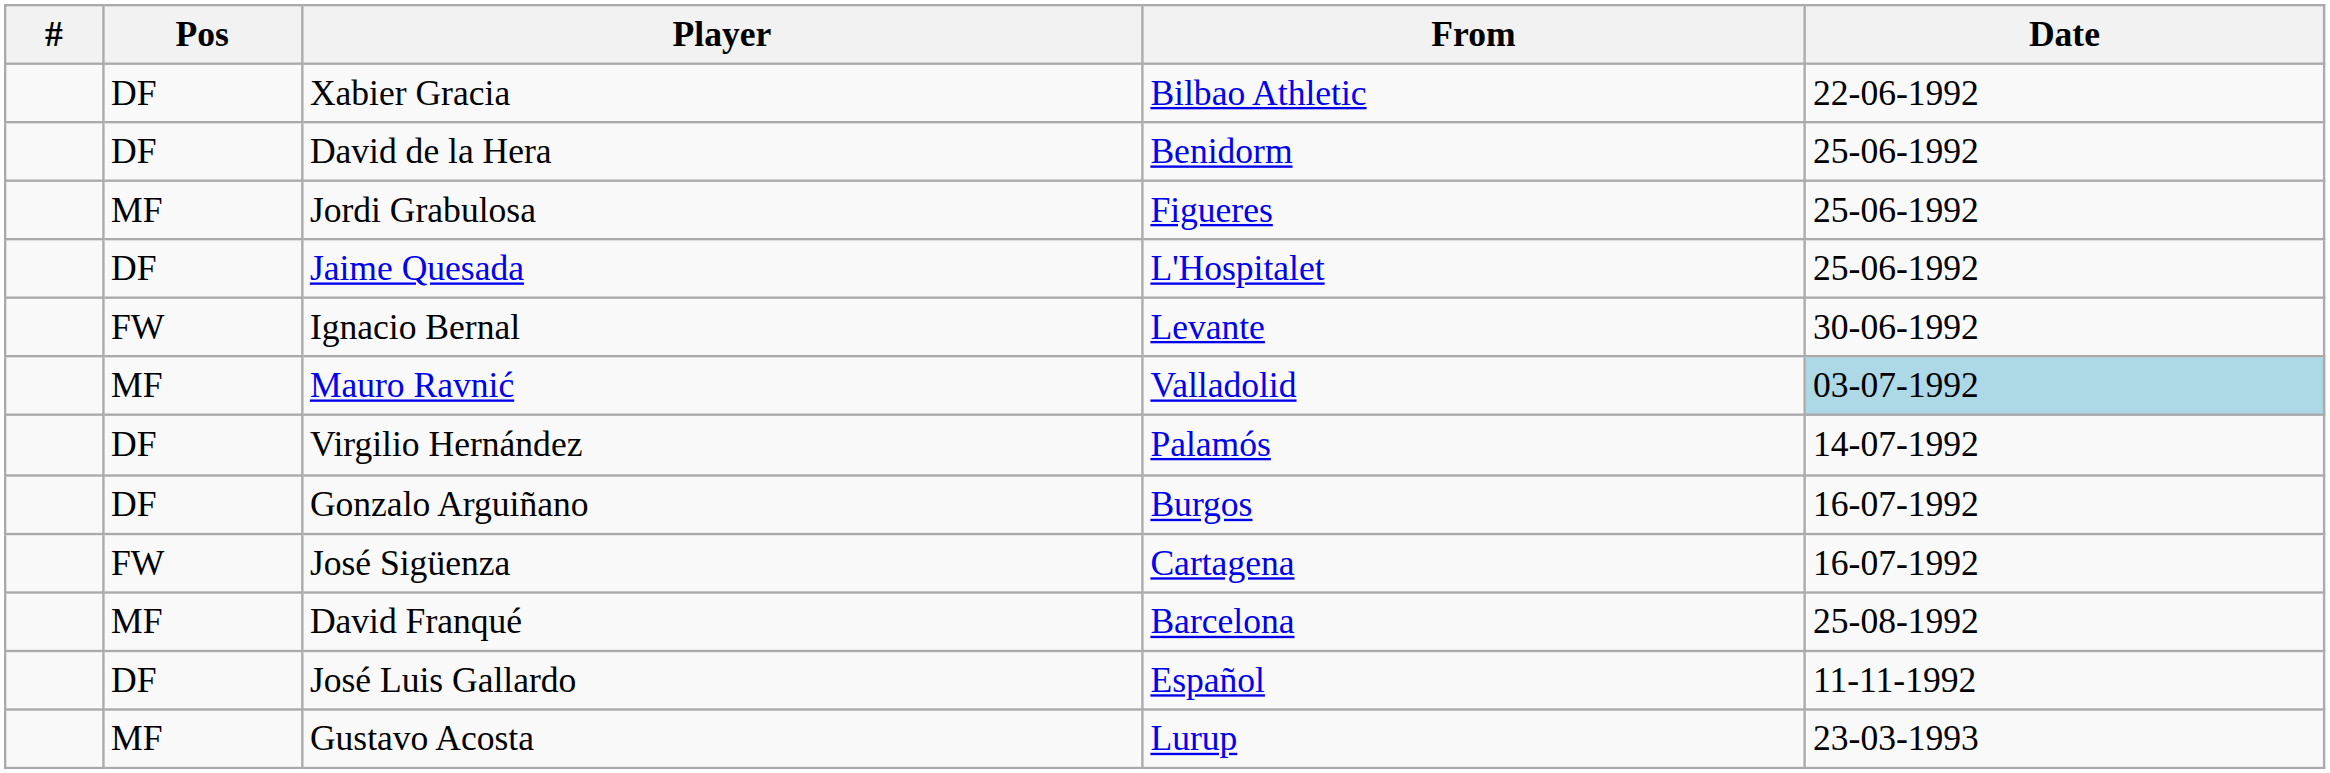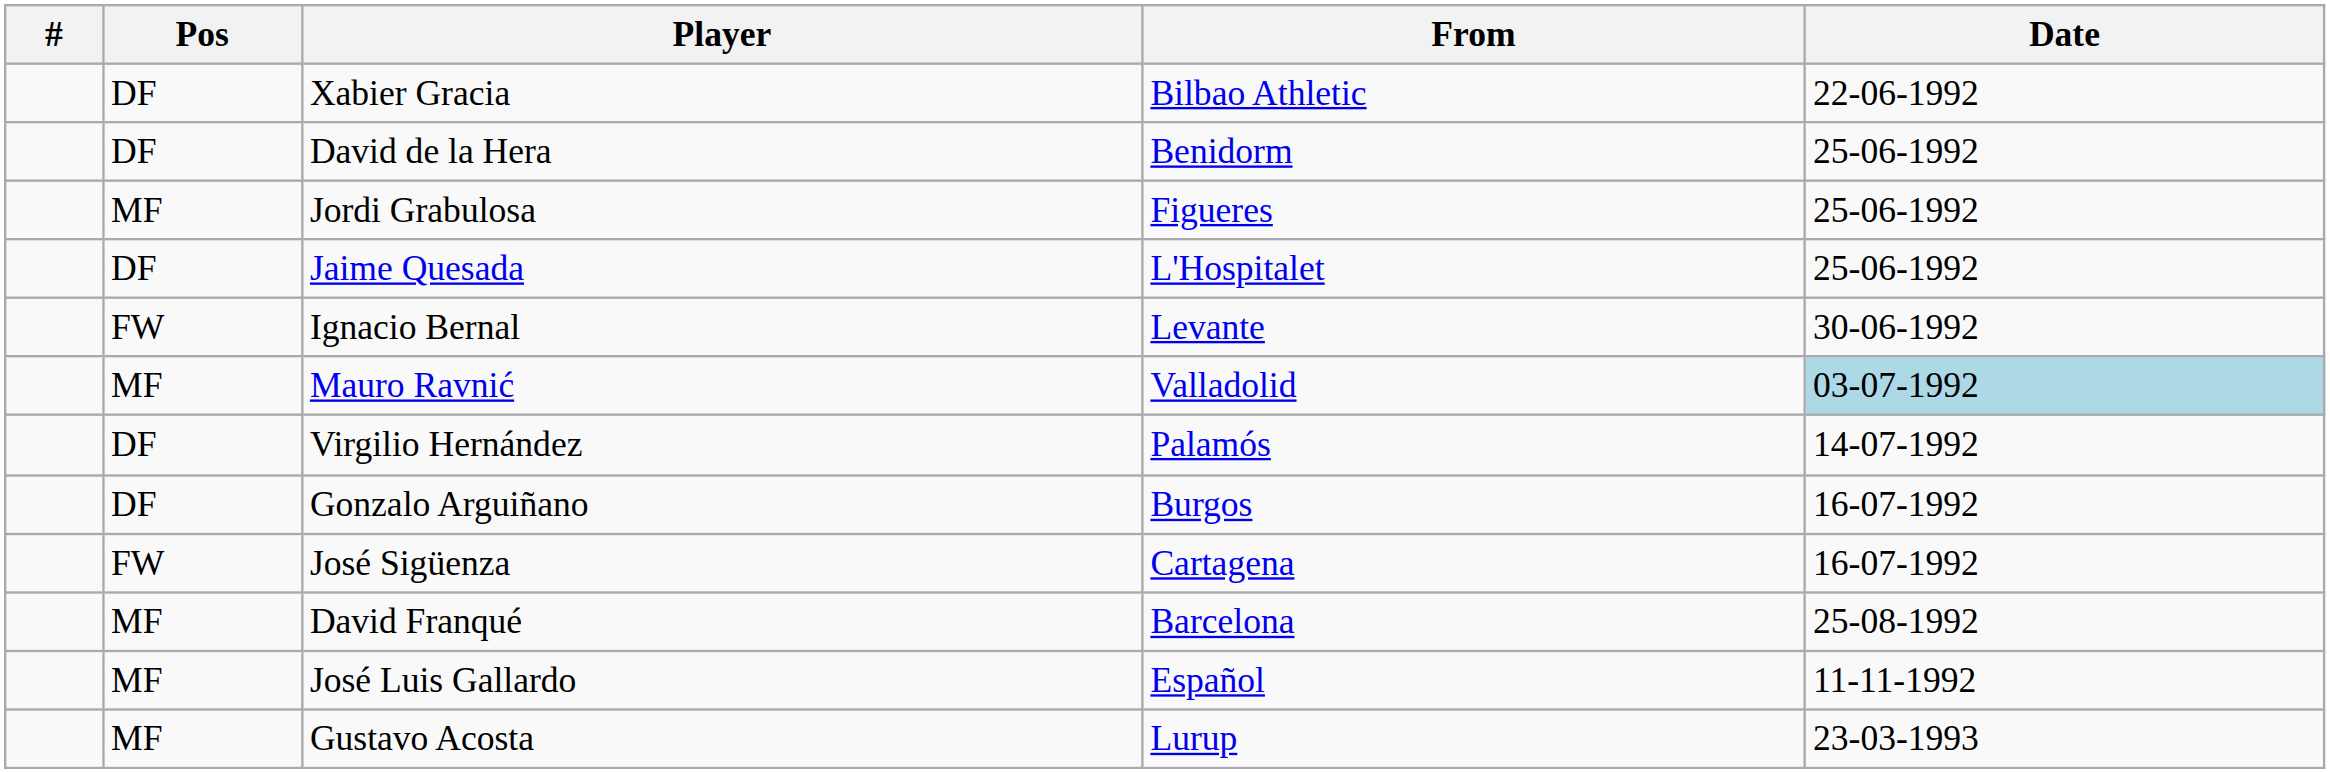(134, 679) DF -> (137, 679) MF
